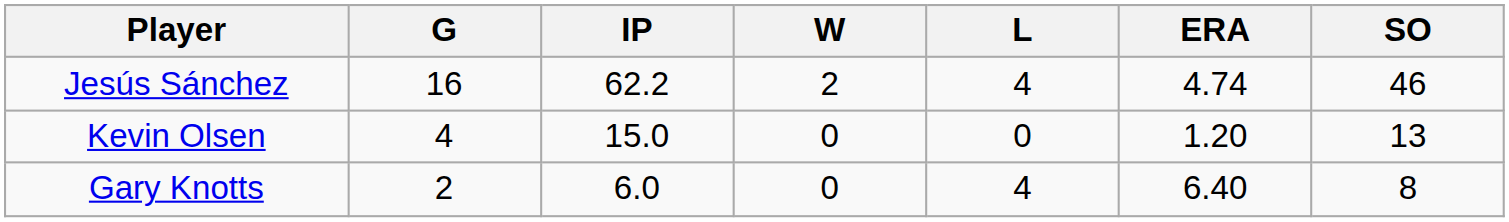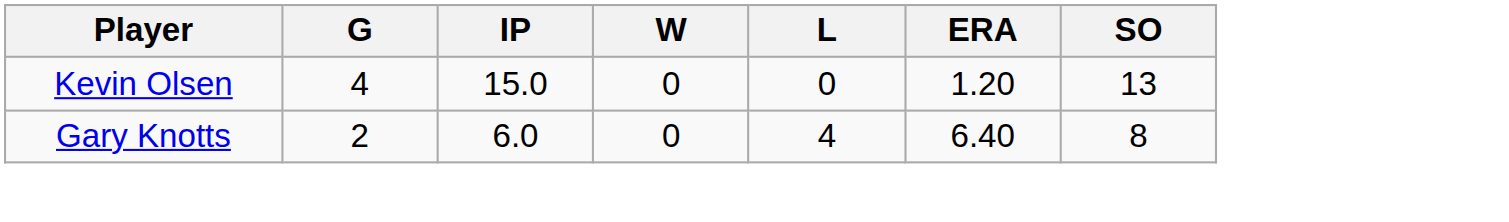- row: (176, 83)
